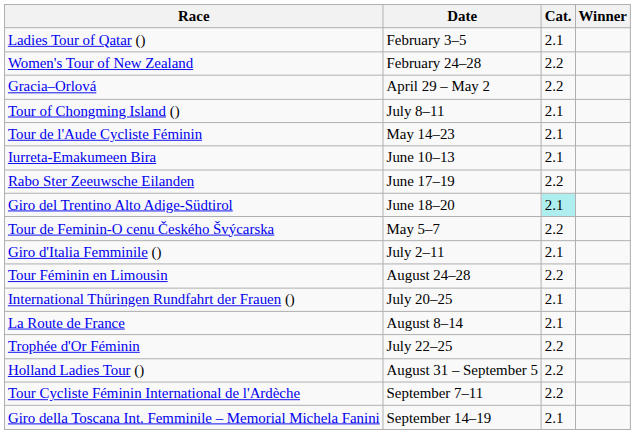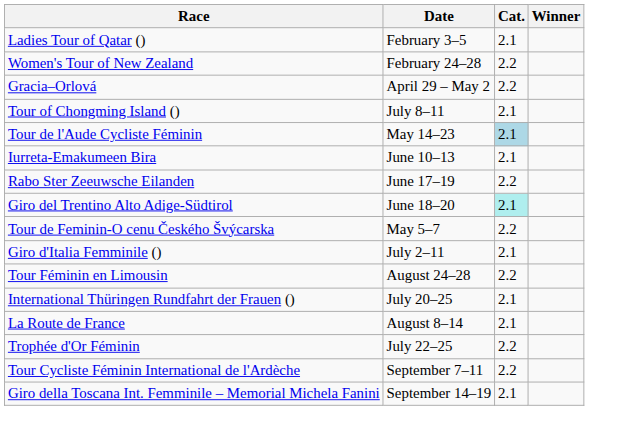(554, 134) no background -> (507, 134) lightblue background
- row: (76, 370)
